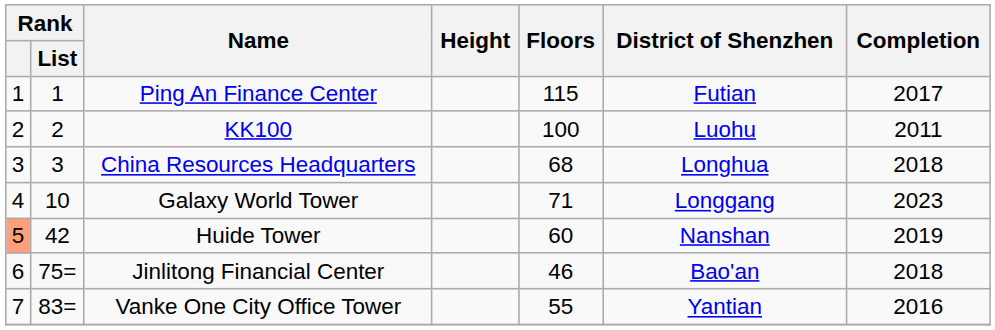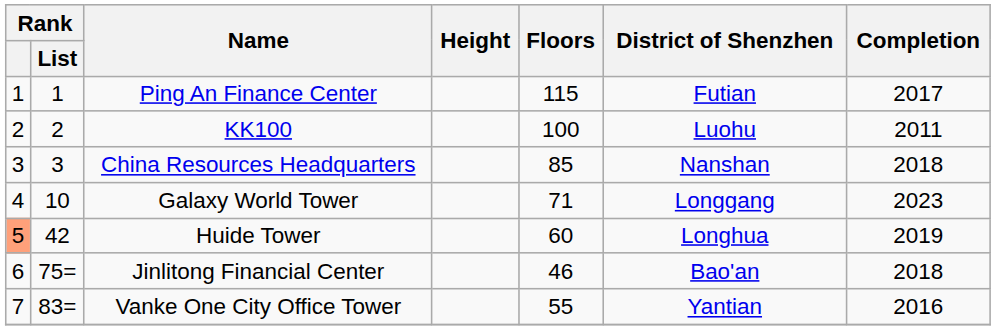(561, 164) 68 -> (561, 164) 85
(725, 164) Longhua -> (725, 164) Nanshan
(725, 235) Nanshan -> (725, 235) Longhua
